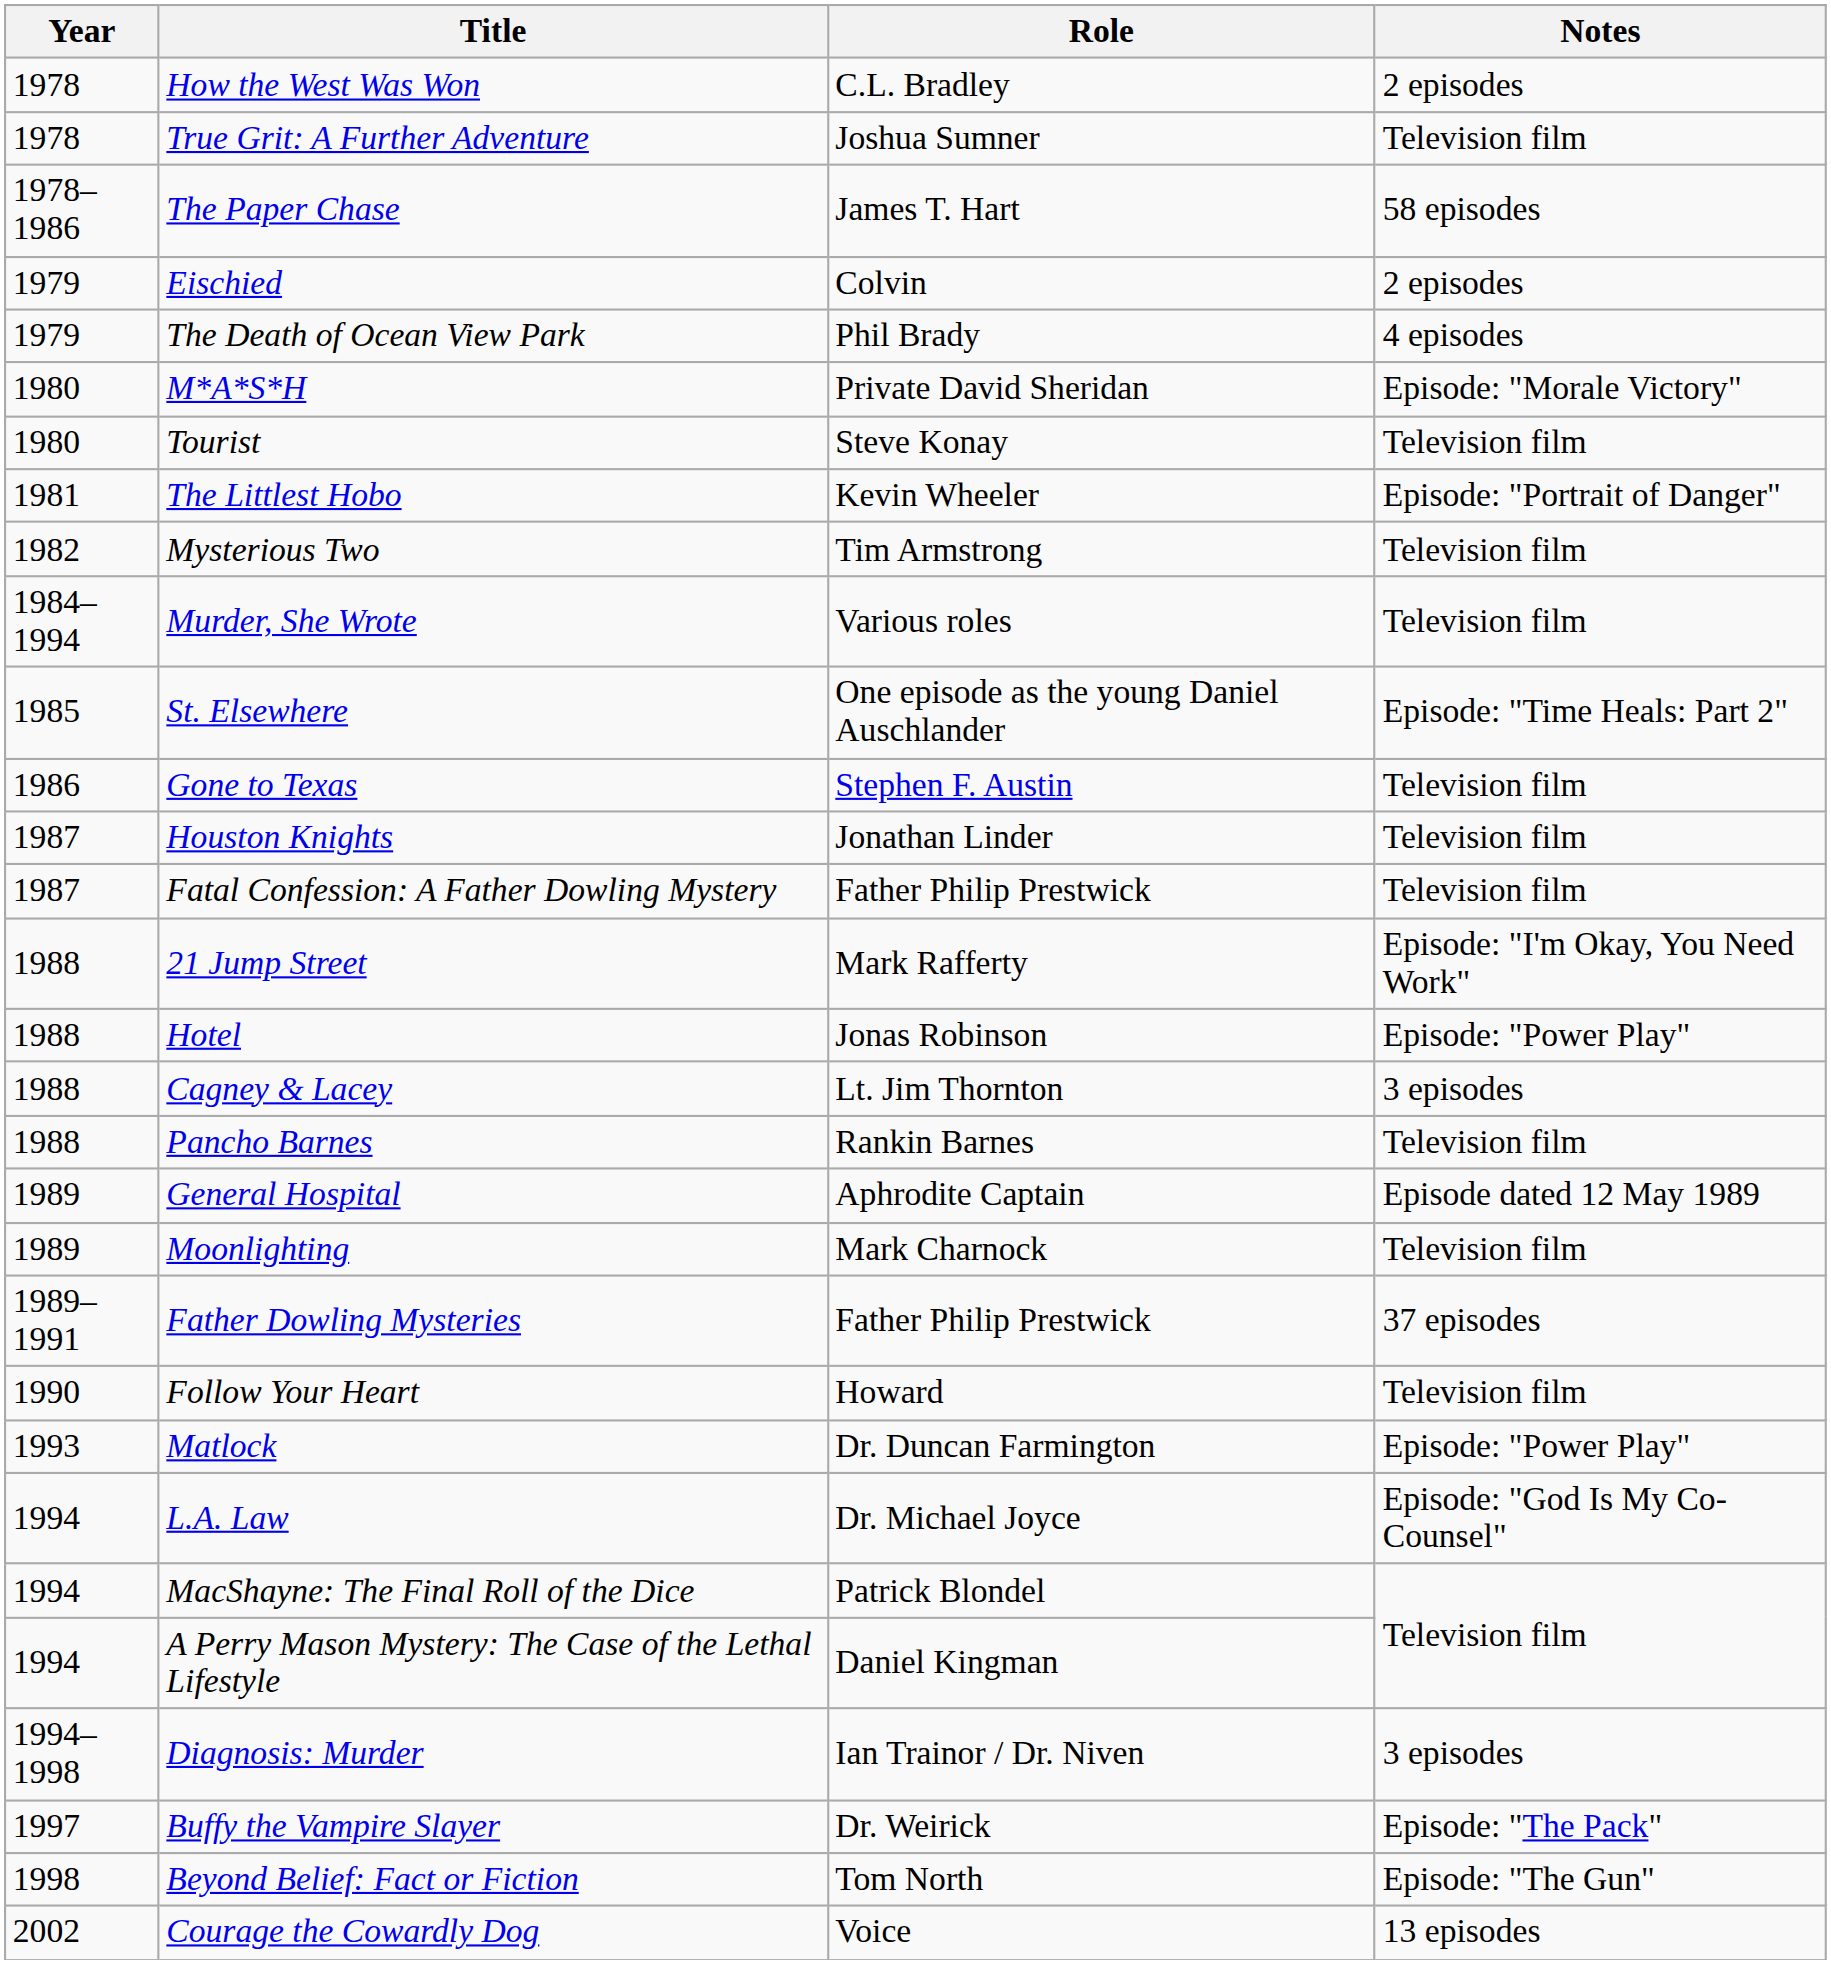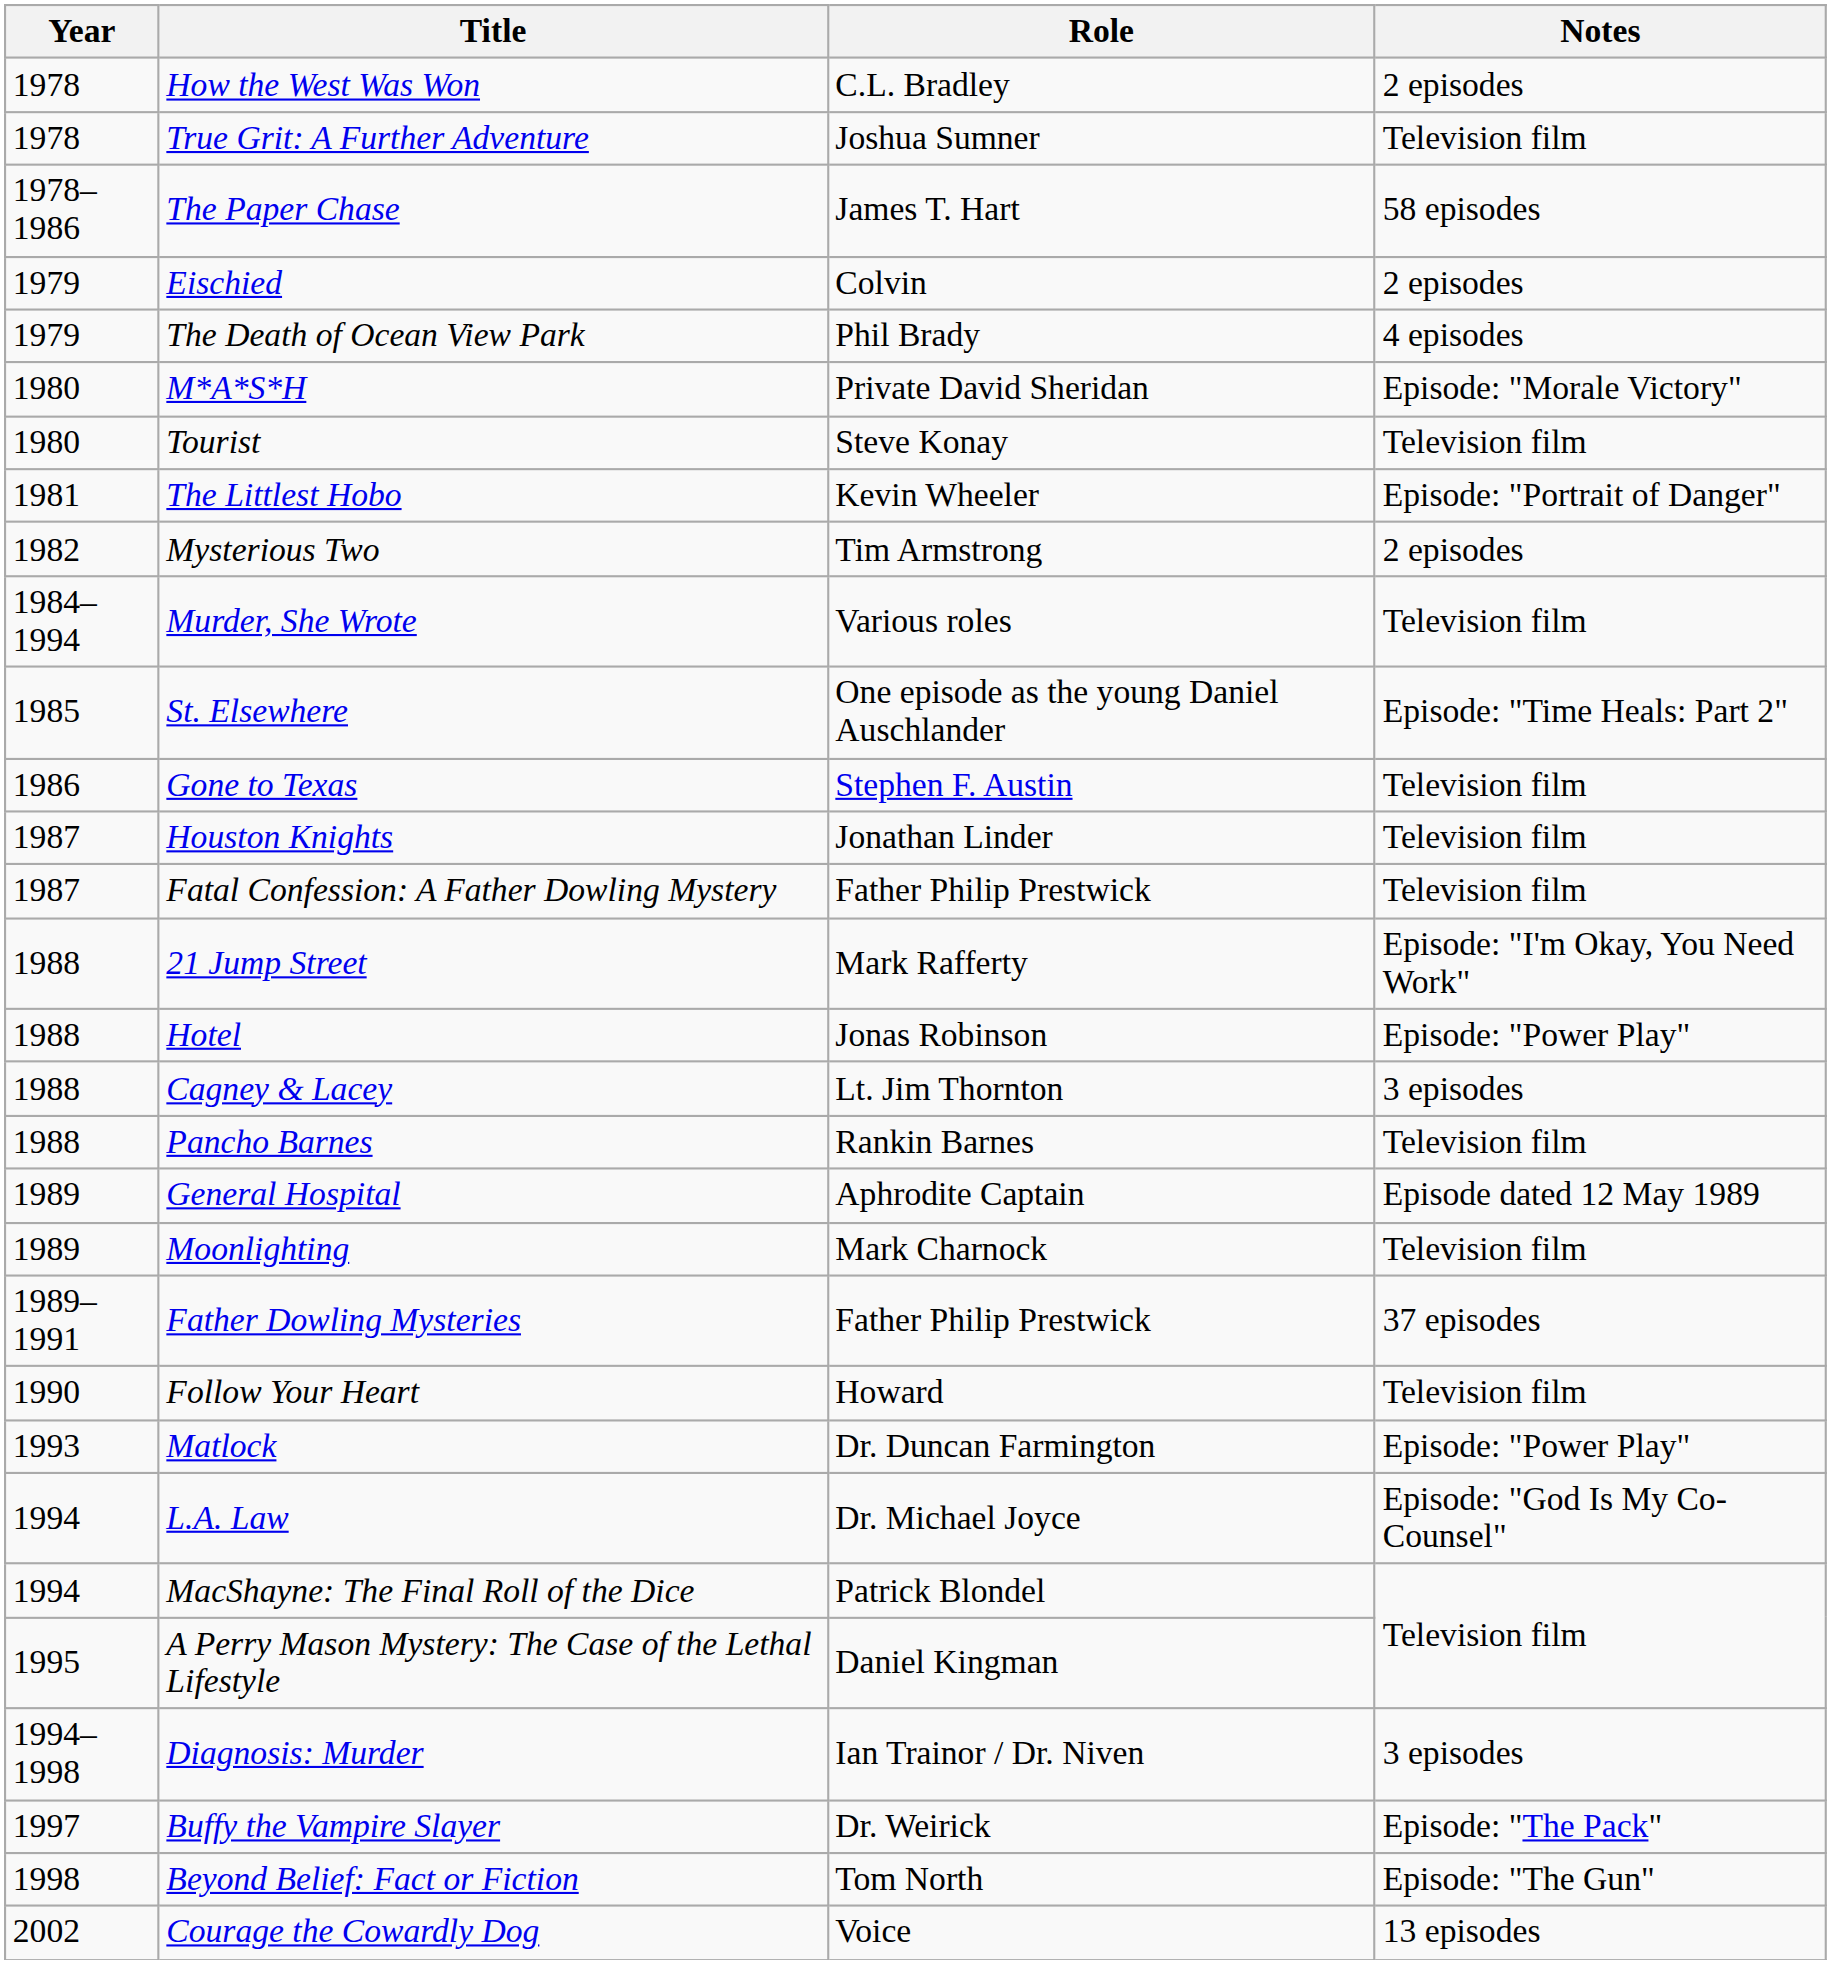(1485, 548) Television film -> (1453, 548) 2 episodes
(46, 1662) 1994 -> (46, 1662) 1995
